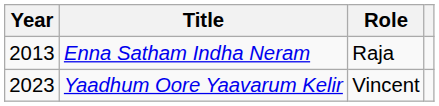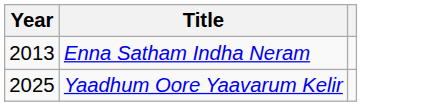- column: (386, 20)
(32, 85) 2023 -> (32, 85) 2025
